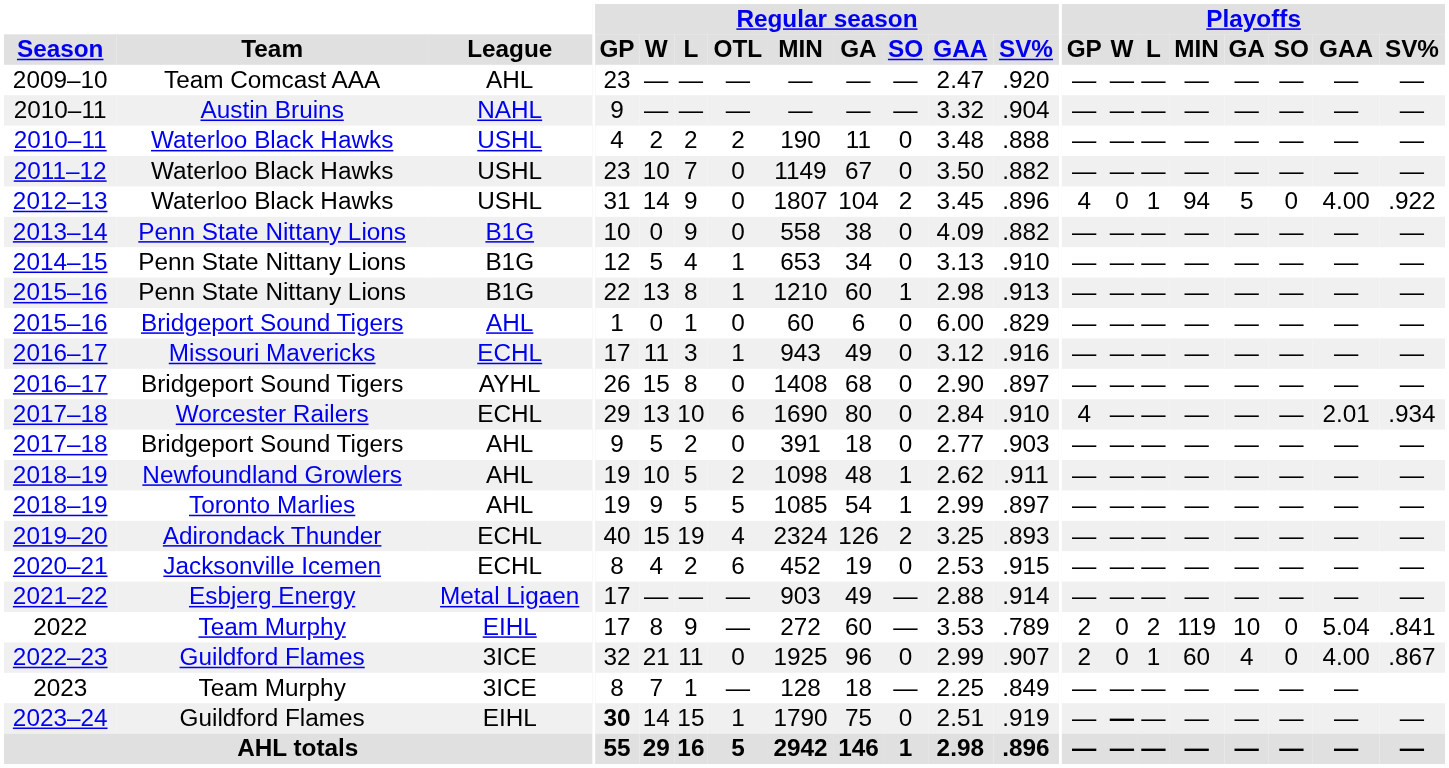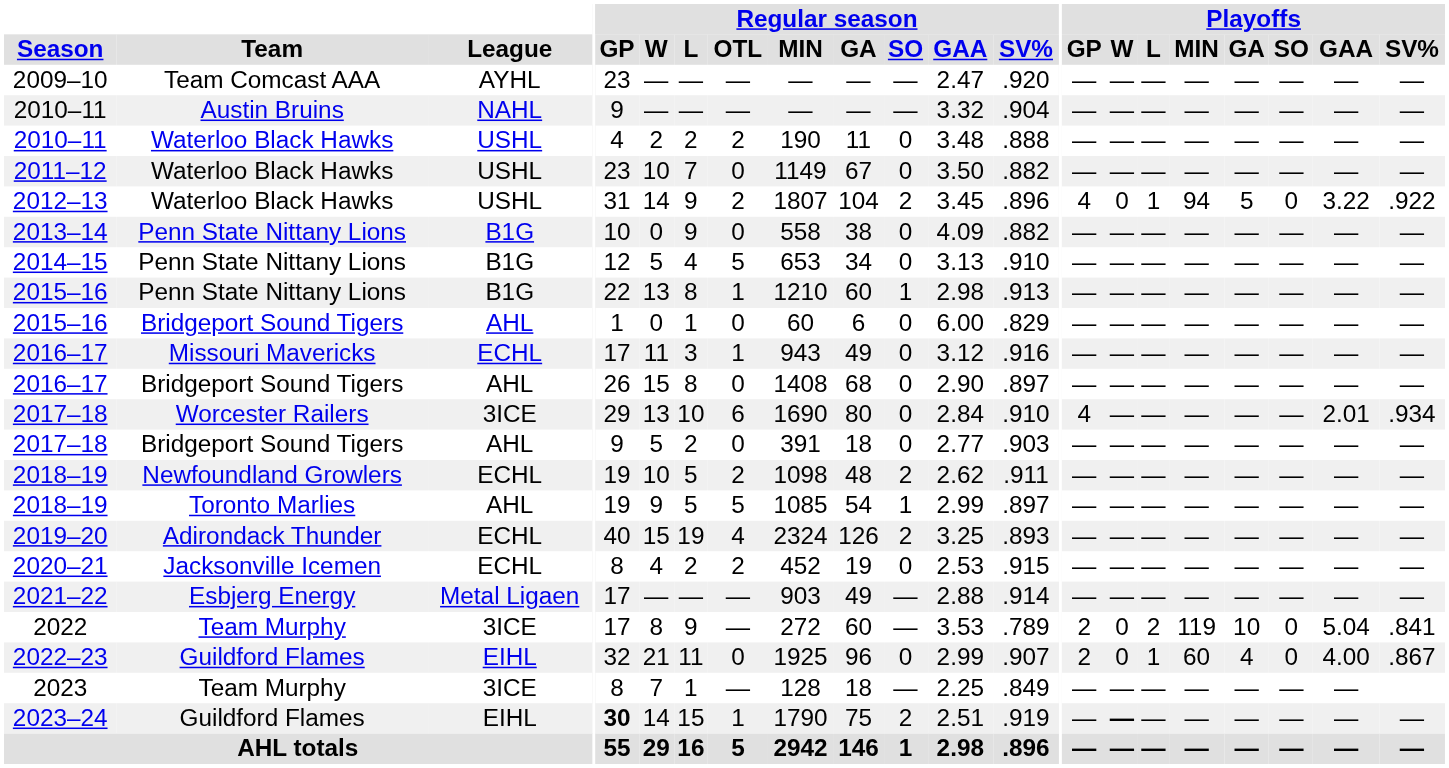(510, 79) AHL -> (510, 79) AYHL
(738, 201) 0 -> (738, 201) 2
(1346, 201) 4.00 -> (1346, 201) 3.22
(738, 262) 1 -> (738, 262) 5
(510, 383) AYHL -> (510, 383) AHL
(510, 414) ECHL -> (510, 414) 3ICE
(510, 474) AHL -> (510, 474) ECHL
(905, 474) 1 -> (905, 474) 2
(738, 566) 6 -> (738, 566) 2
(510, 626) EIHL -> (510, 626) 3ICE
(510, 657) 3ICE -> (510, 657) EIHL
(905, 718) 0 -> (905, 718) 2
